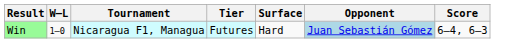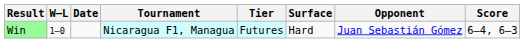+ column: (86, 13)
(370, 30) lightblue background -> (400, 30) no background
